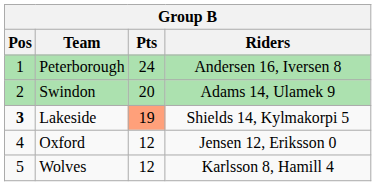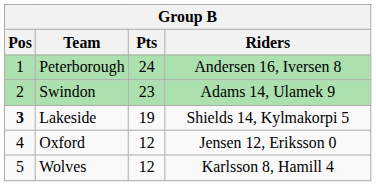(147, 92) 20 -> (147, 92) 23
(147, 117) lightsalmon background -> (147, 117) no background
